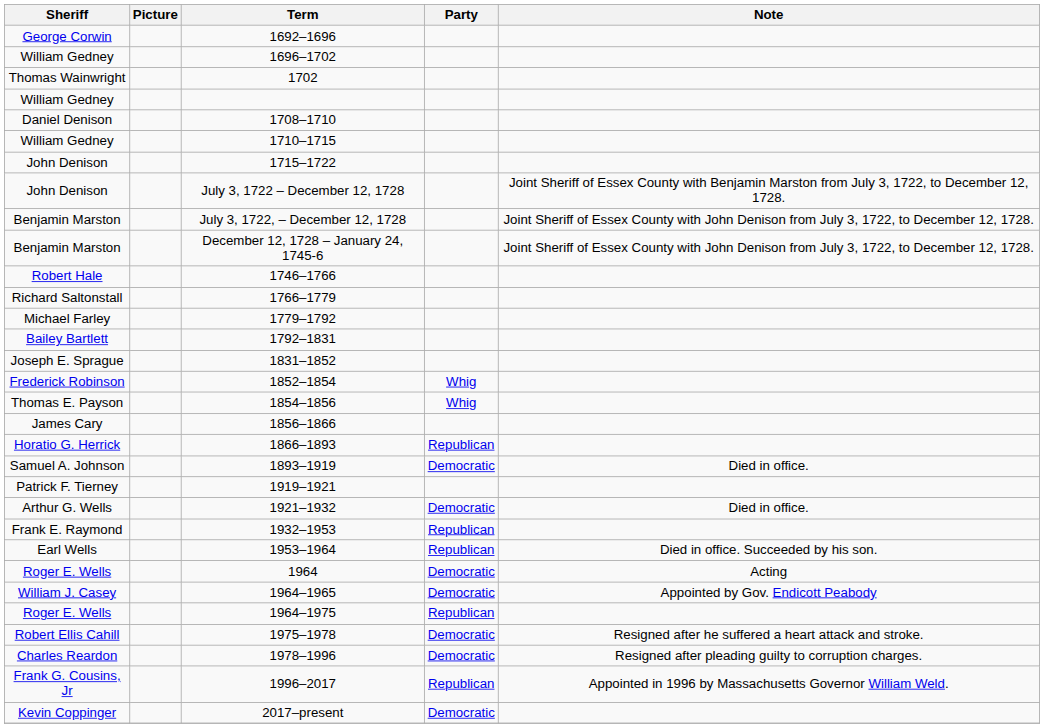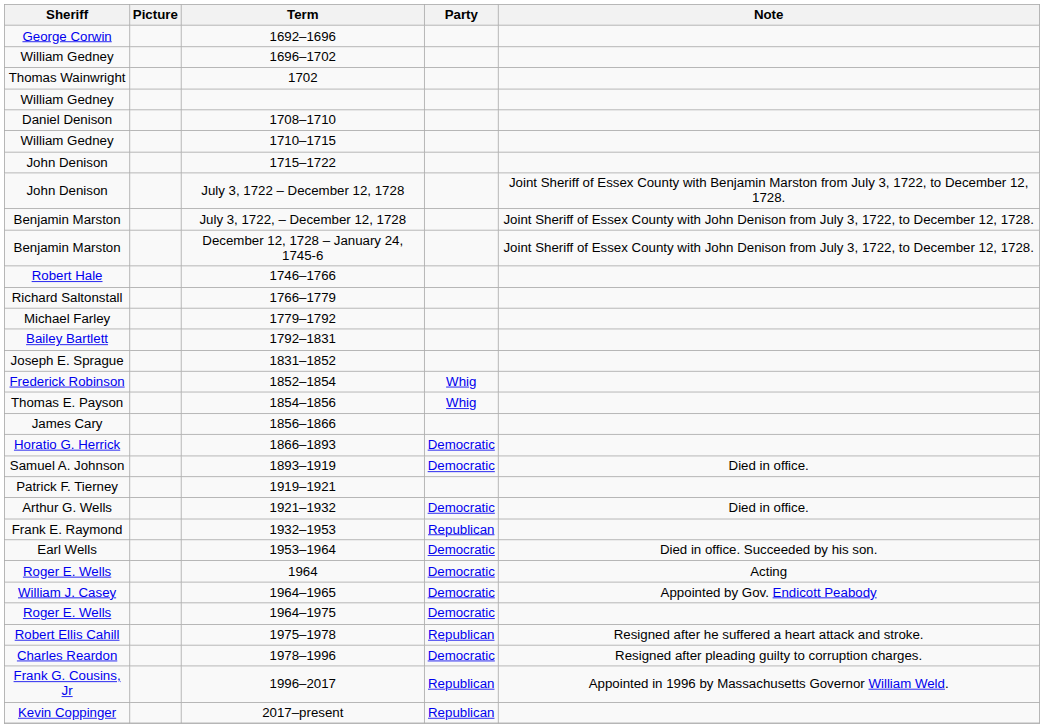(461, 445) Republican -> (461, 445) Democratic
(461, 550) Republican -> (461, 550) Democratic
(461, 613) Republican -> (461, 613) Democratic
(461, 634) Democratic -> (461, 634) Republican
(461, 712) Democratic -> (461, 712) Republican
